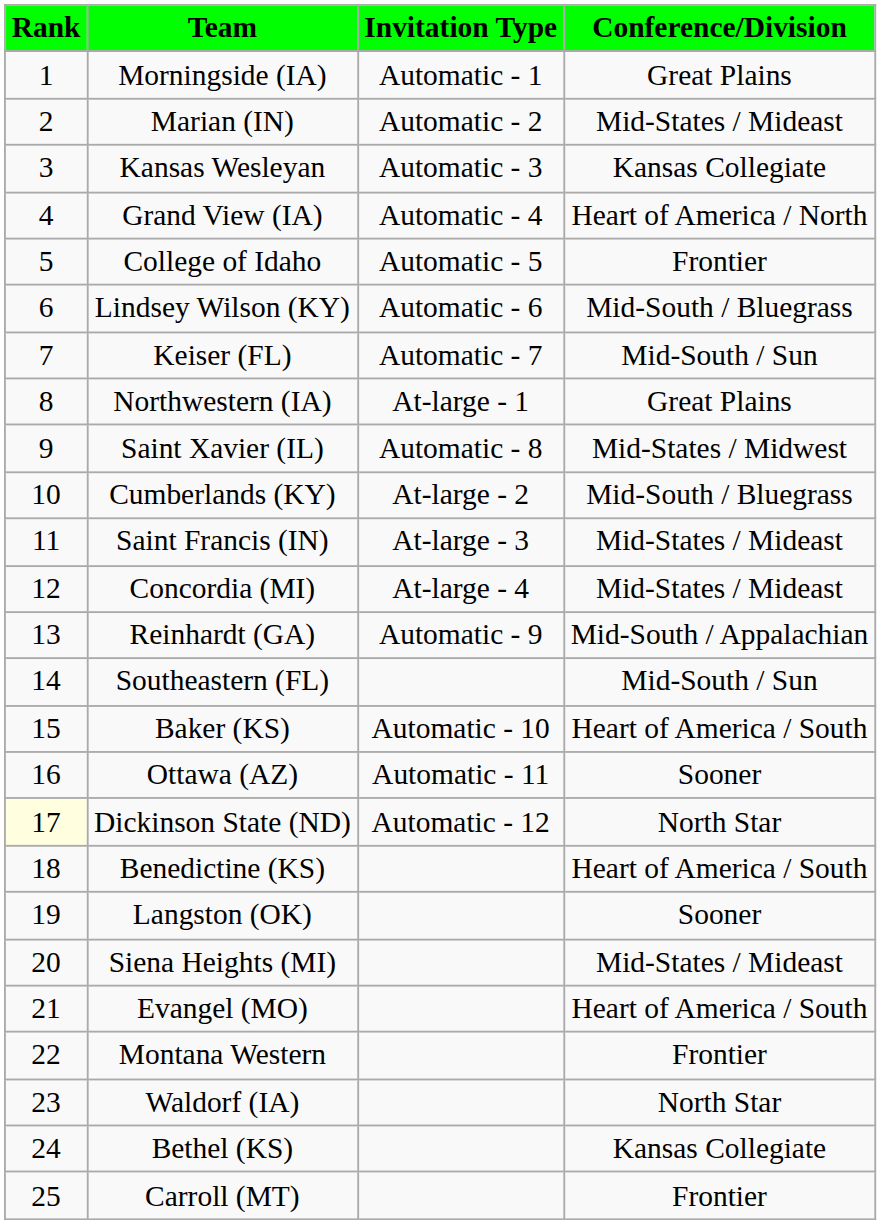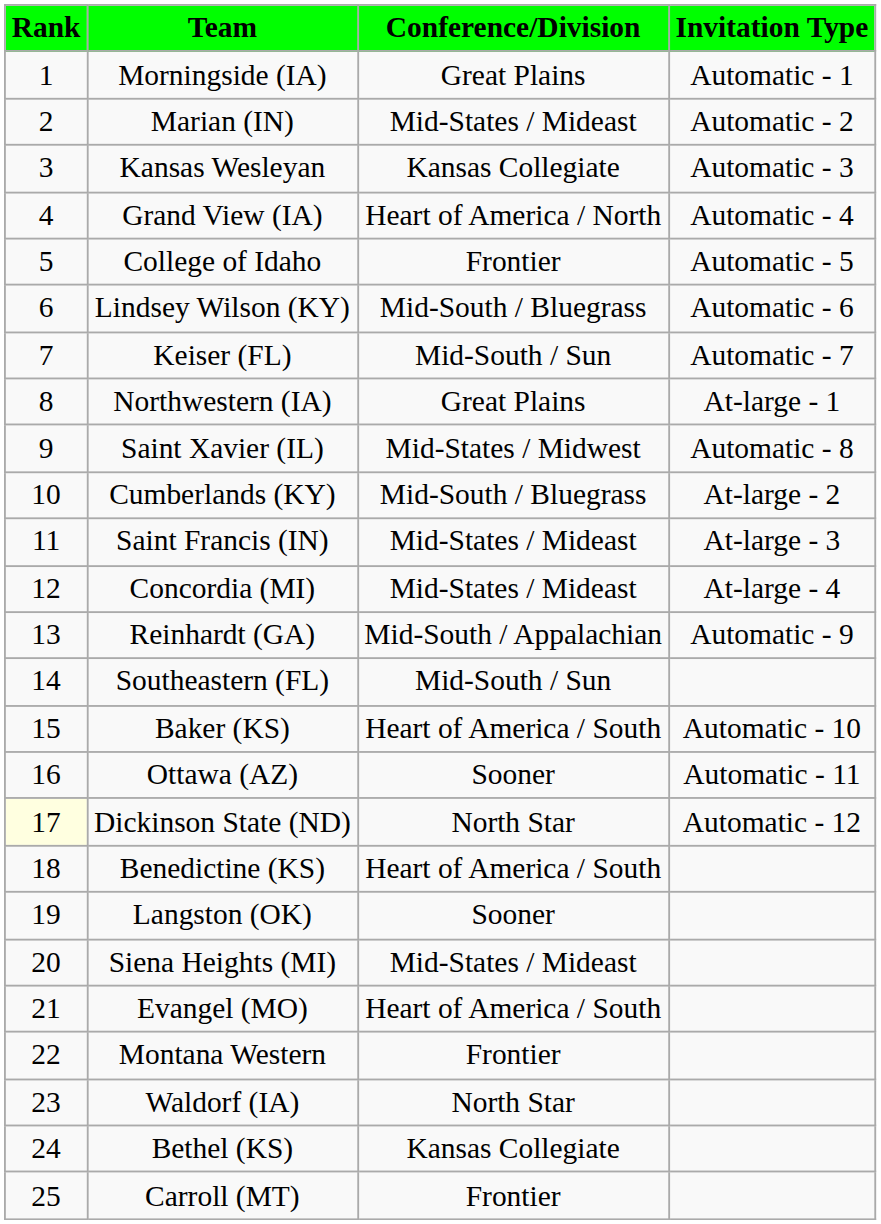columns swapped: (719, 27) <-> (461, 27)
